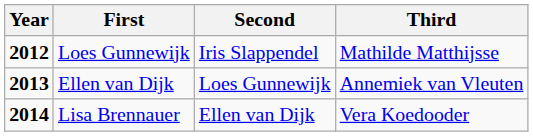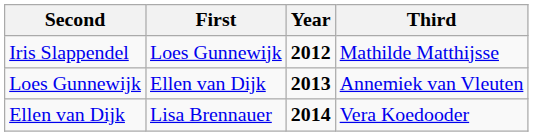columns swapped: (29, 20) <-> (265, 20)
